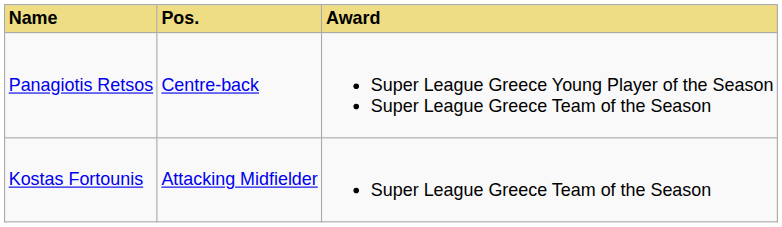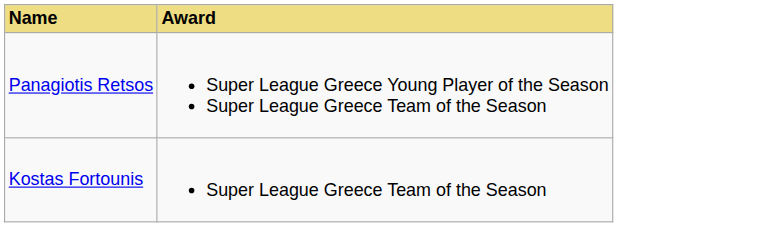- column: (180, 18)
